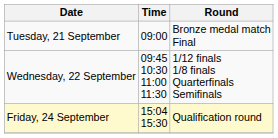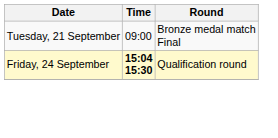- row: (71, 77)
(154, 118) normal -> (139, 65) bold
